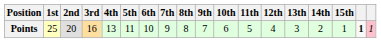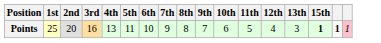- column: (321, 12)
(344, 28) normal -> (321, 28) bold
